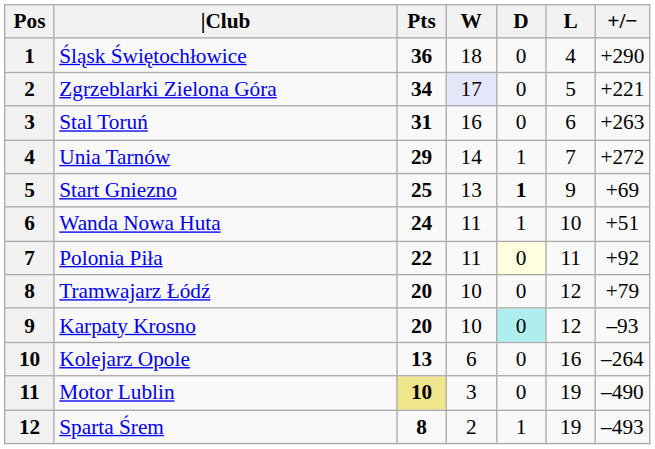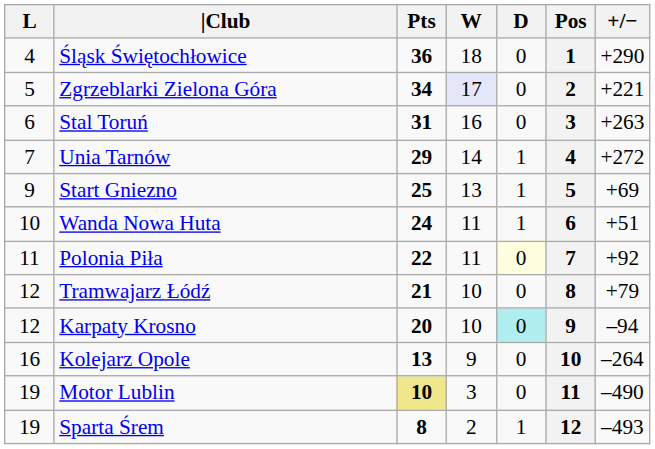columns swapped: (30, 21) <-> (571, 21)
(521, 190) bold -> (521, 190) normal
(422, 291) 20 -> (422, 291) 21
(622, 325) –93 -> (622, 325) –94
(471, 358) 6 -> (471, 358) 9
